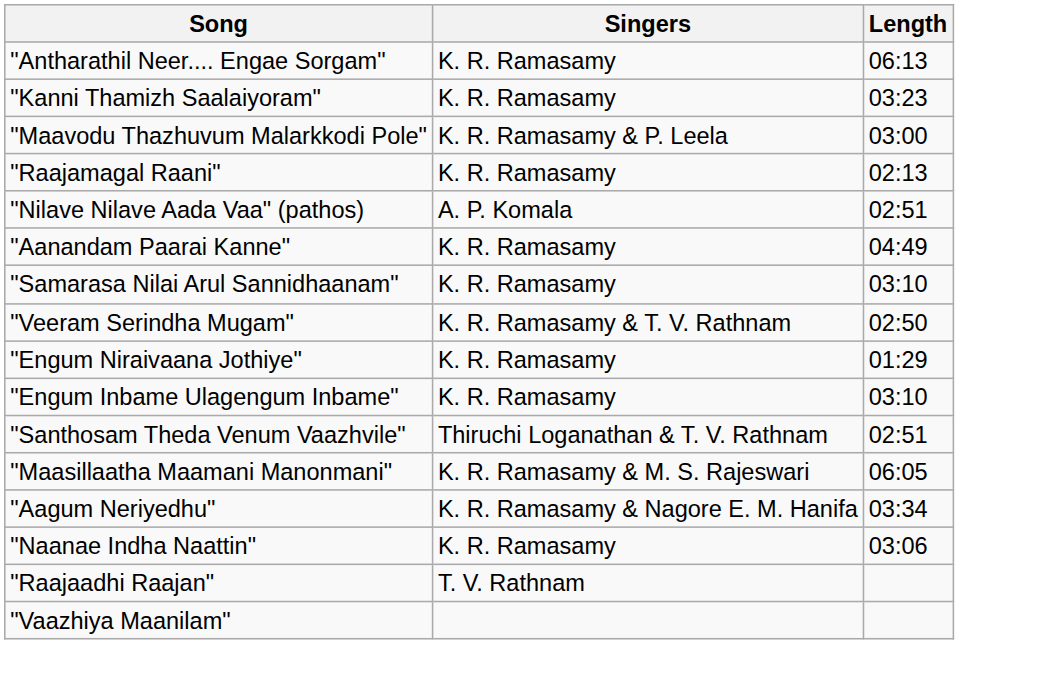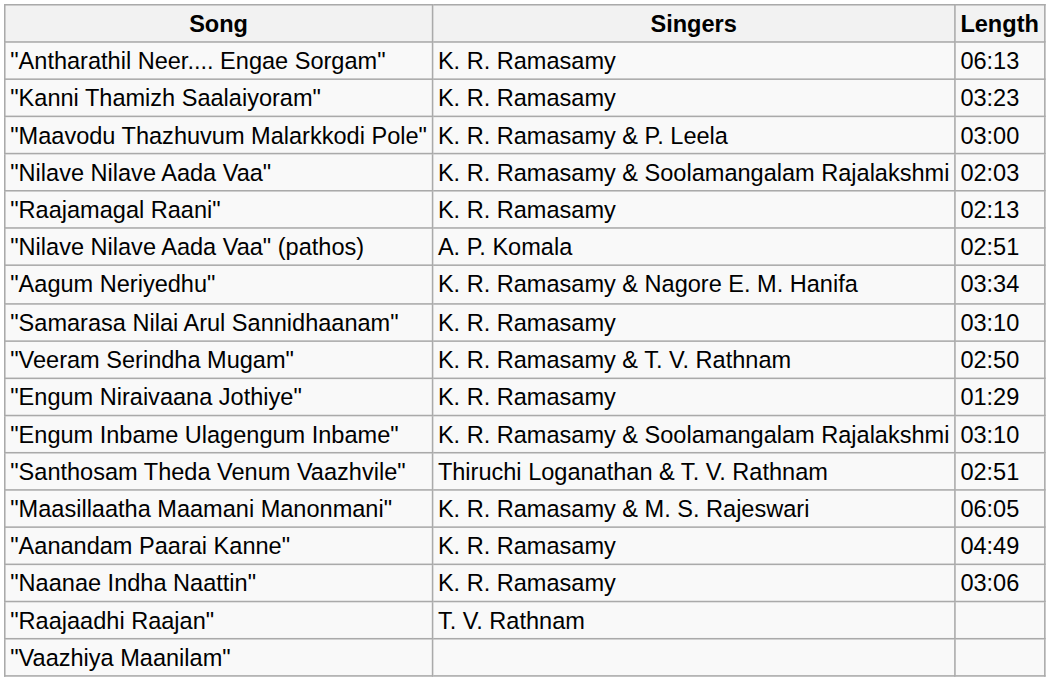+ row: (141, 173)
rows swapped: (150, 247) <-> (113, 508)
(527, 397) K. R. Ramasamy -> (694, 434) K. R. Ramasamy & Soolamangalam Rajalakshmi
